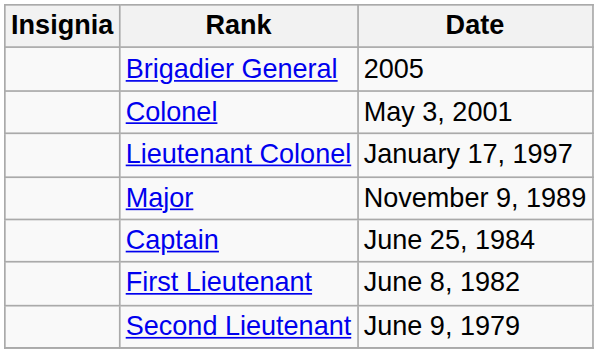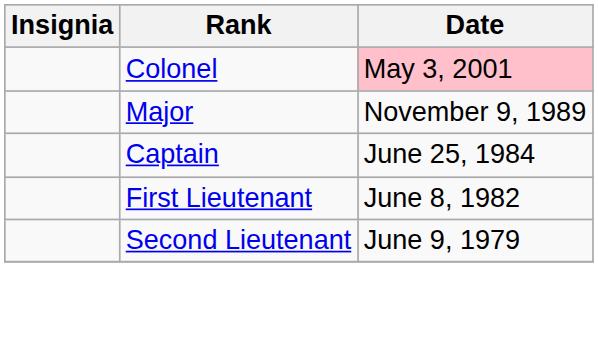- row: (232, 68)
(438, 111) no background -> (438, 68) pink background
- row: (238, 154)
